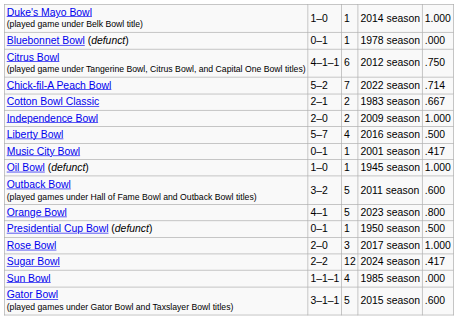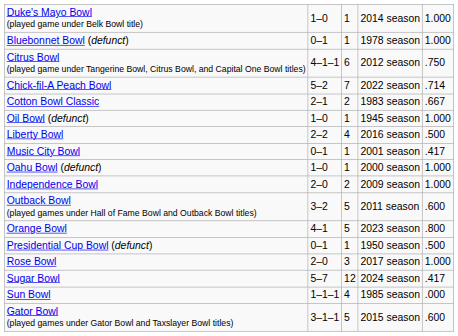(435, 40) .000 -> (438, 40) 1.000
rows swapped: (52, 118) <-> (48, 168)
(319, 135) 5–7 -> (319, 135) 2–2
+ row: (54, 168)
(319, 262) 2–2 -> (319, 278) 5–7
